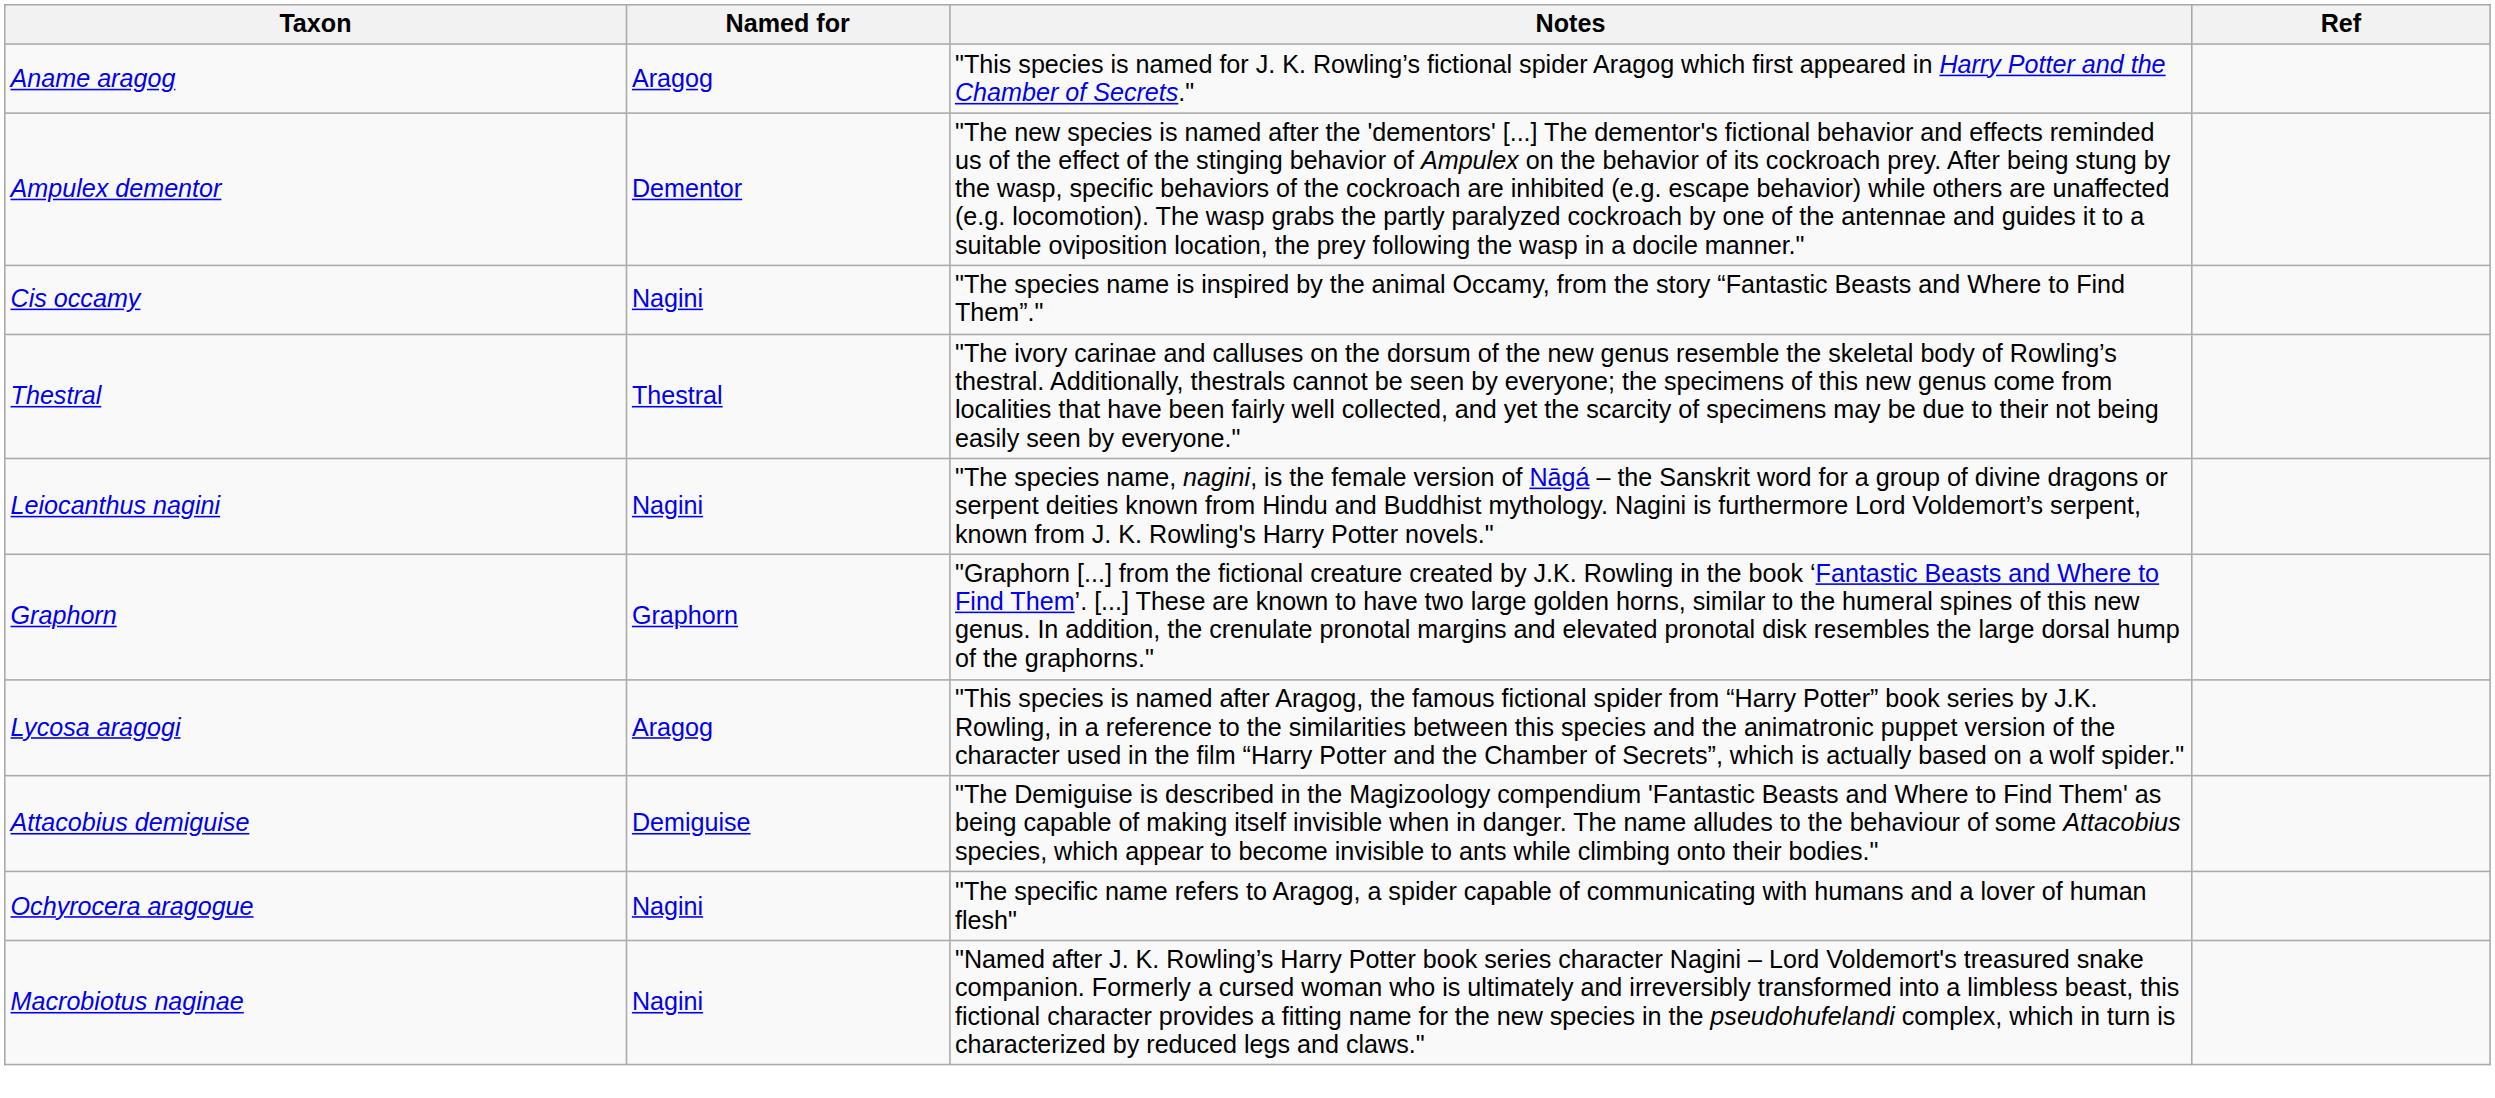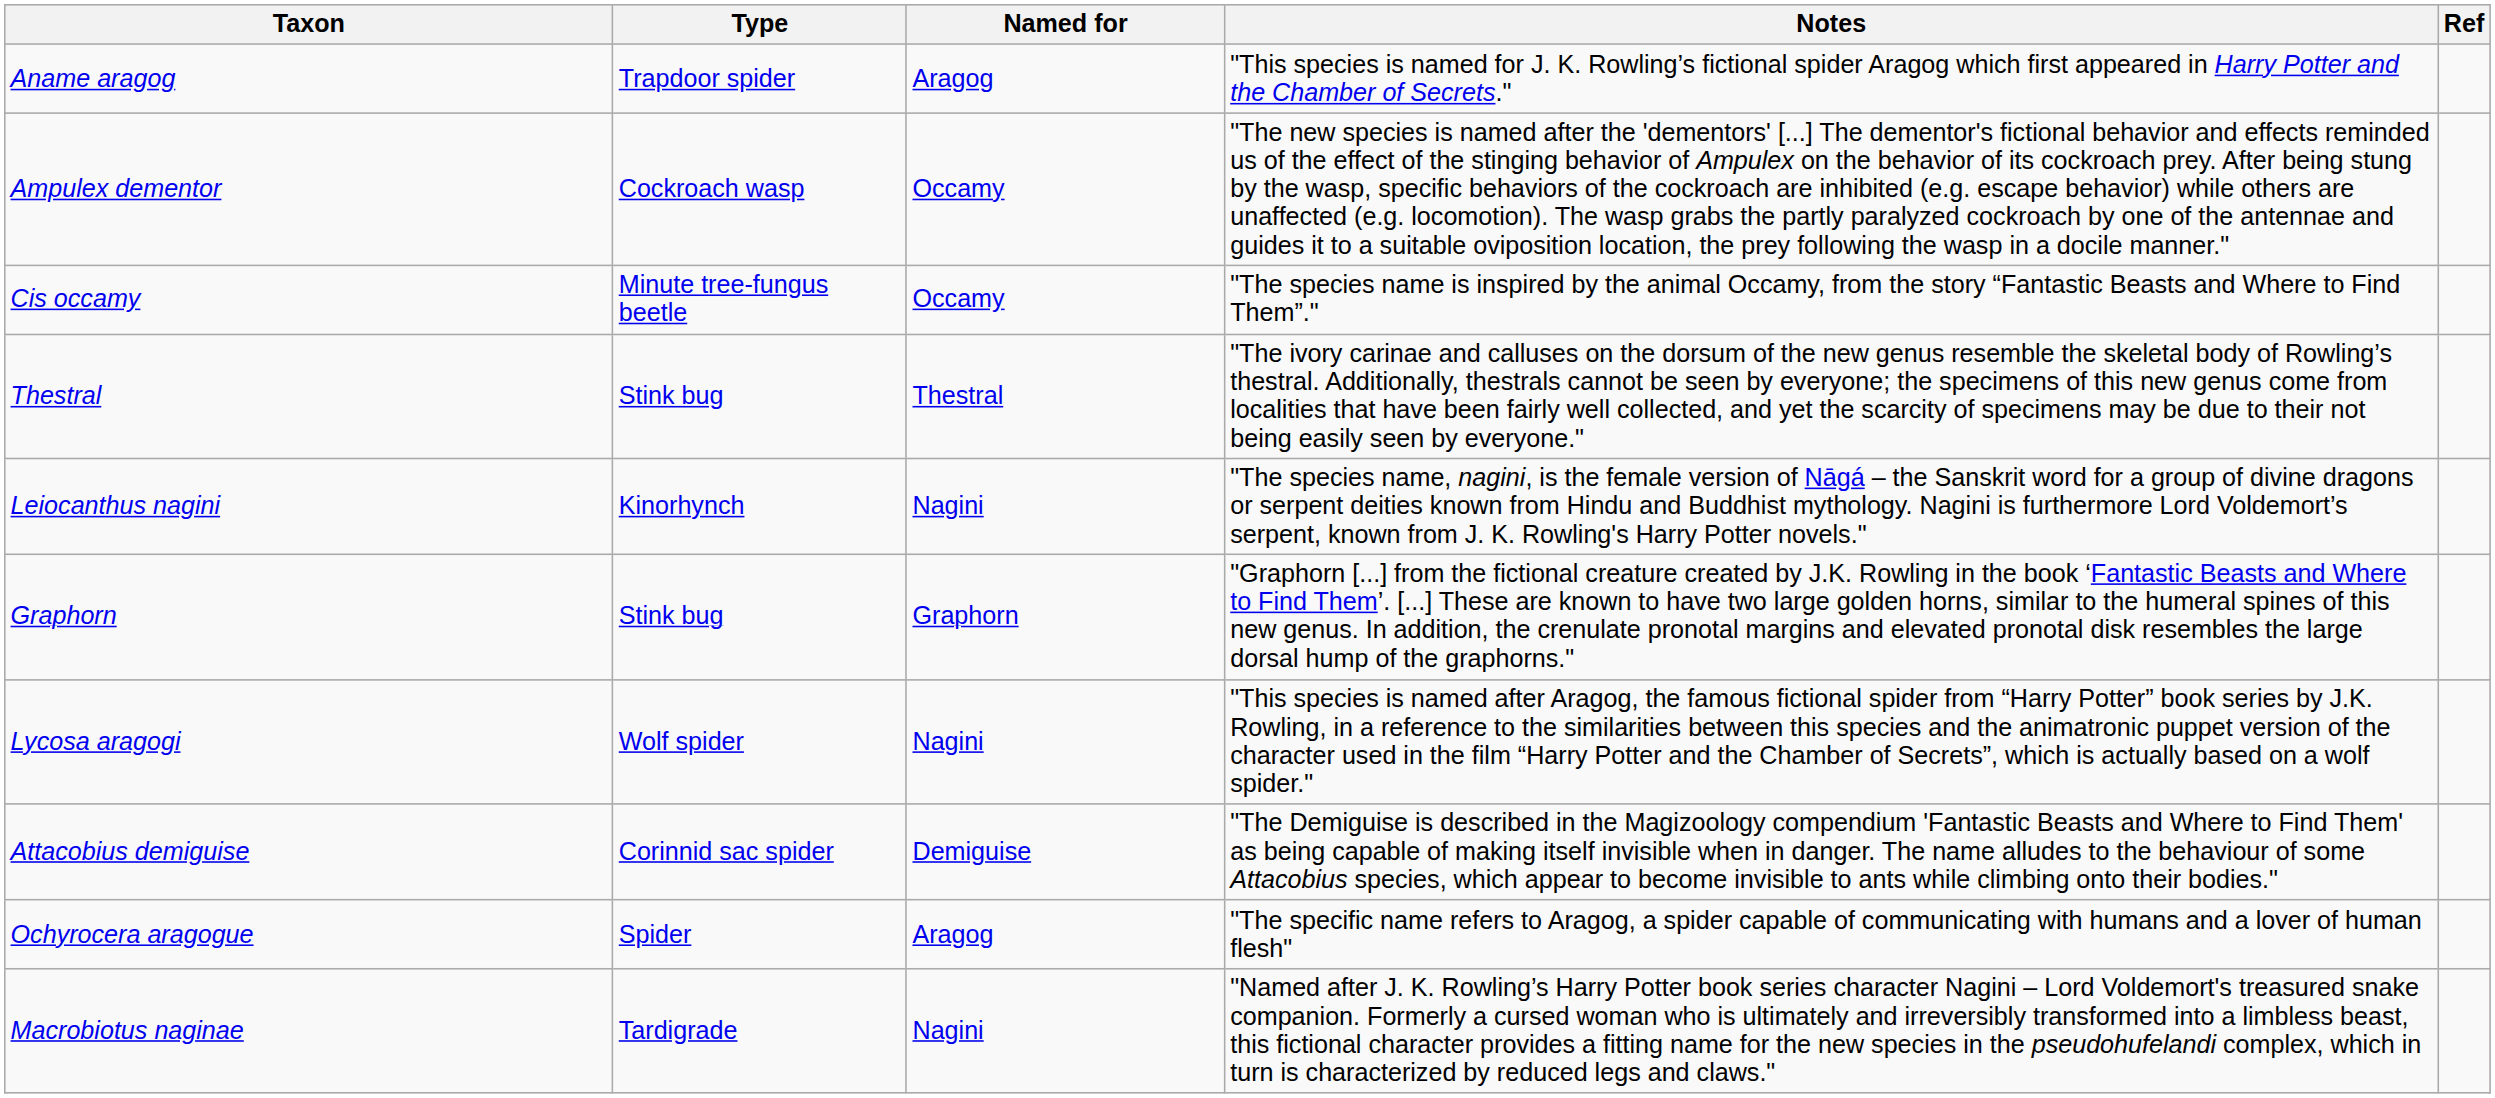+ column: (760, 24)
(687, 188) Dementor -> (959, 188) Occamy
(668, 299) Nagini -> (959, 299) Occamy
(672, 727) Aragog -> (948, 741) Nagini
(668, 905) Nagini -> (953, 934) Aragog
